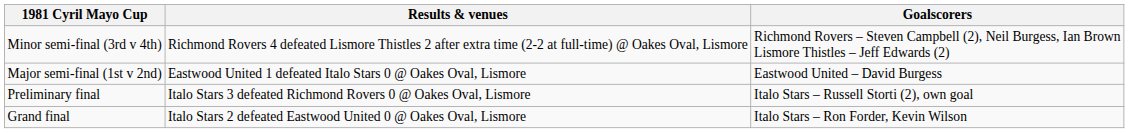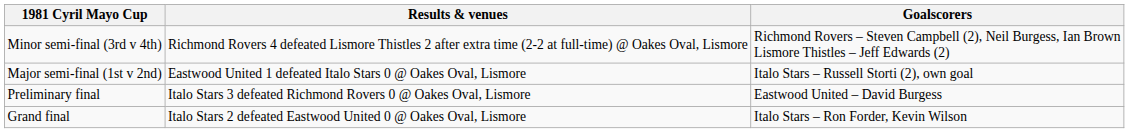(848, 73) Eastwood United – David Burgess -> (864, 73) Italo Stars – Russell Storti (2), own goal
(864, 95) Italo Stars – Russell Storti (2), own goal -> (848, 95) Eastwood United – David Burgess
